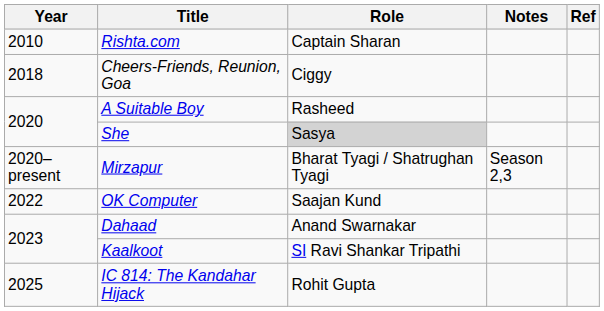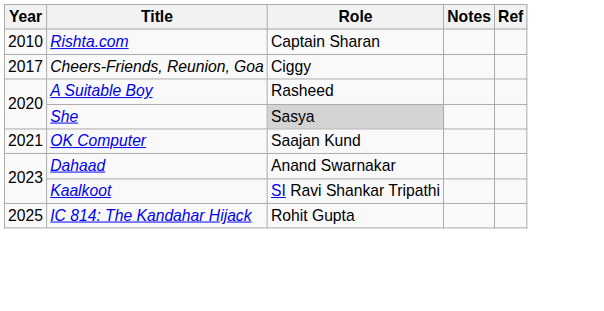(26, 75) 2018 -> (26, 66) 2017
- row: (132, 167)
(26, 201) 2022 -> (26, 141) 2021
